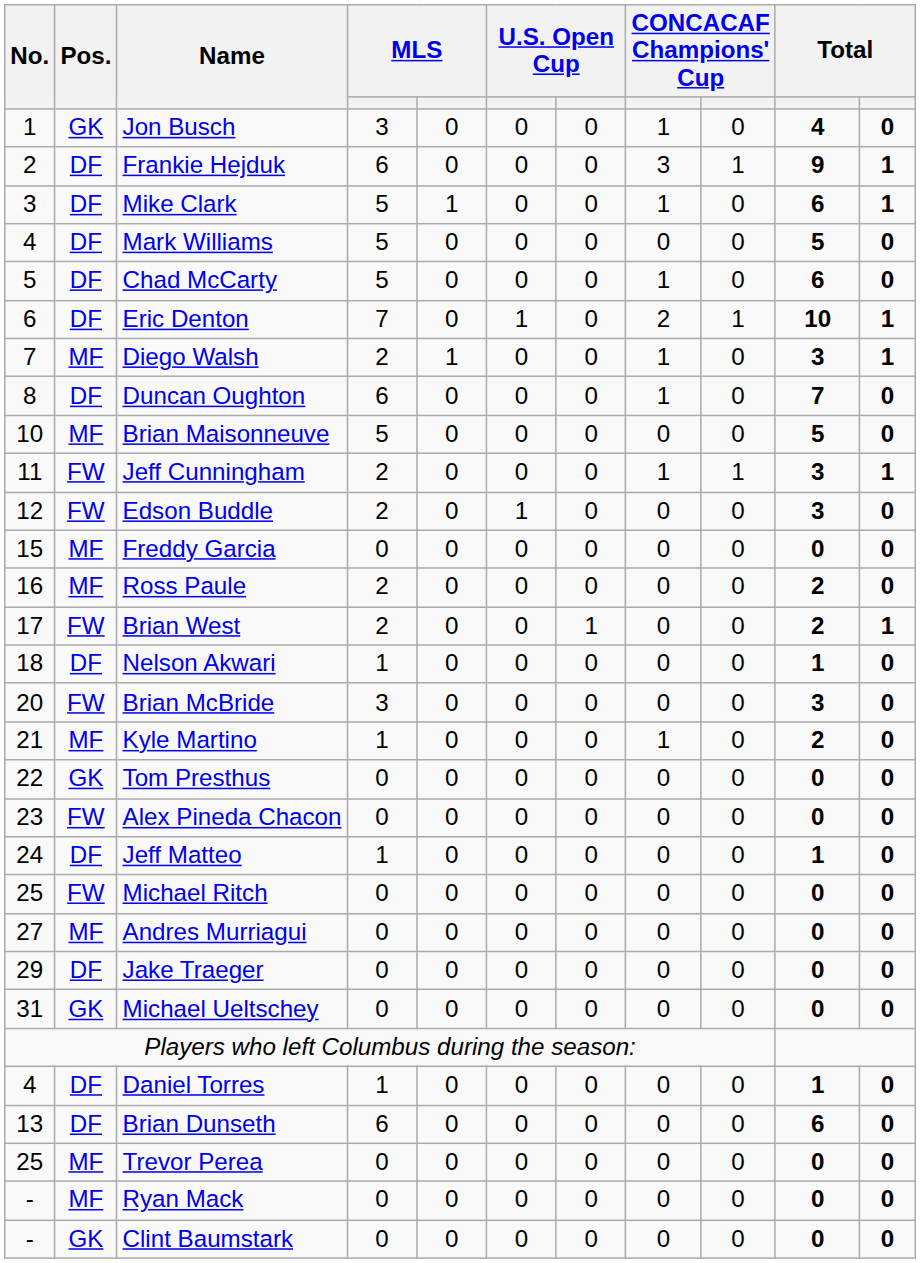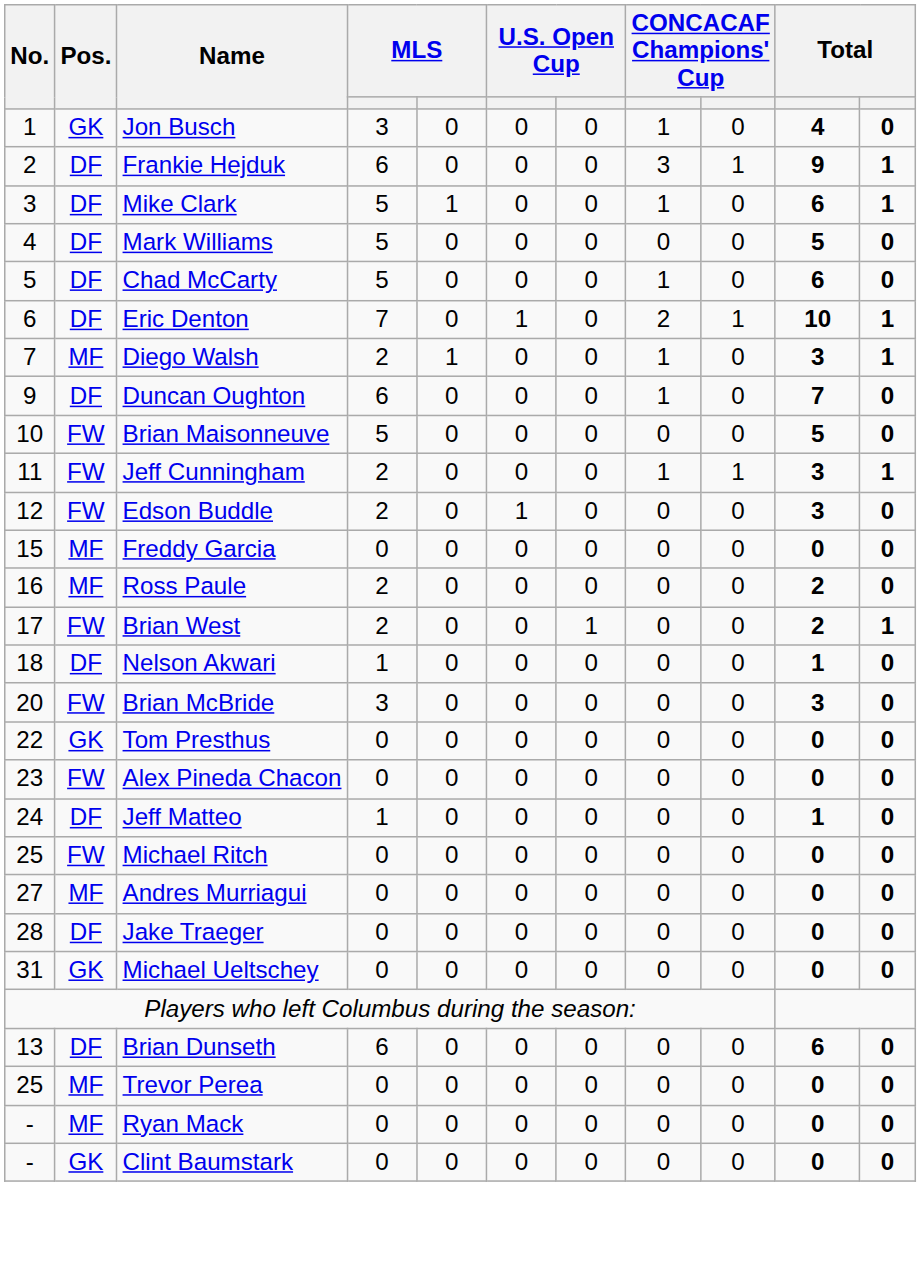(30, 395) 8 -> (30, 395) 9
(86, 434) MF -> (86, 434) FW
- row: (190, 740)
(30, 970) 29 -> (30, 932) 28
- row: (194, 1085)
